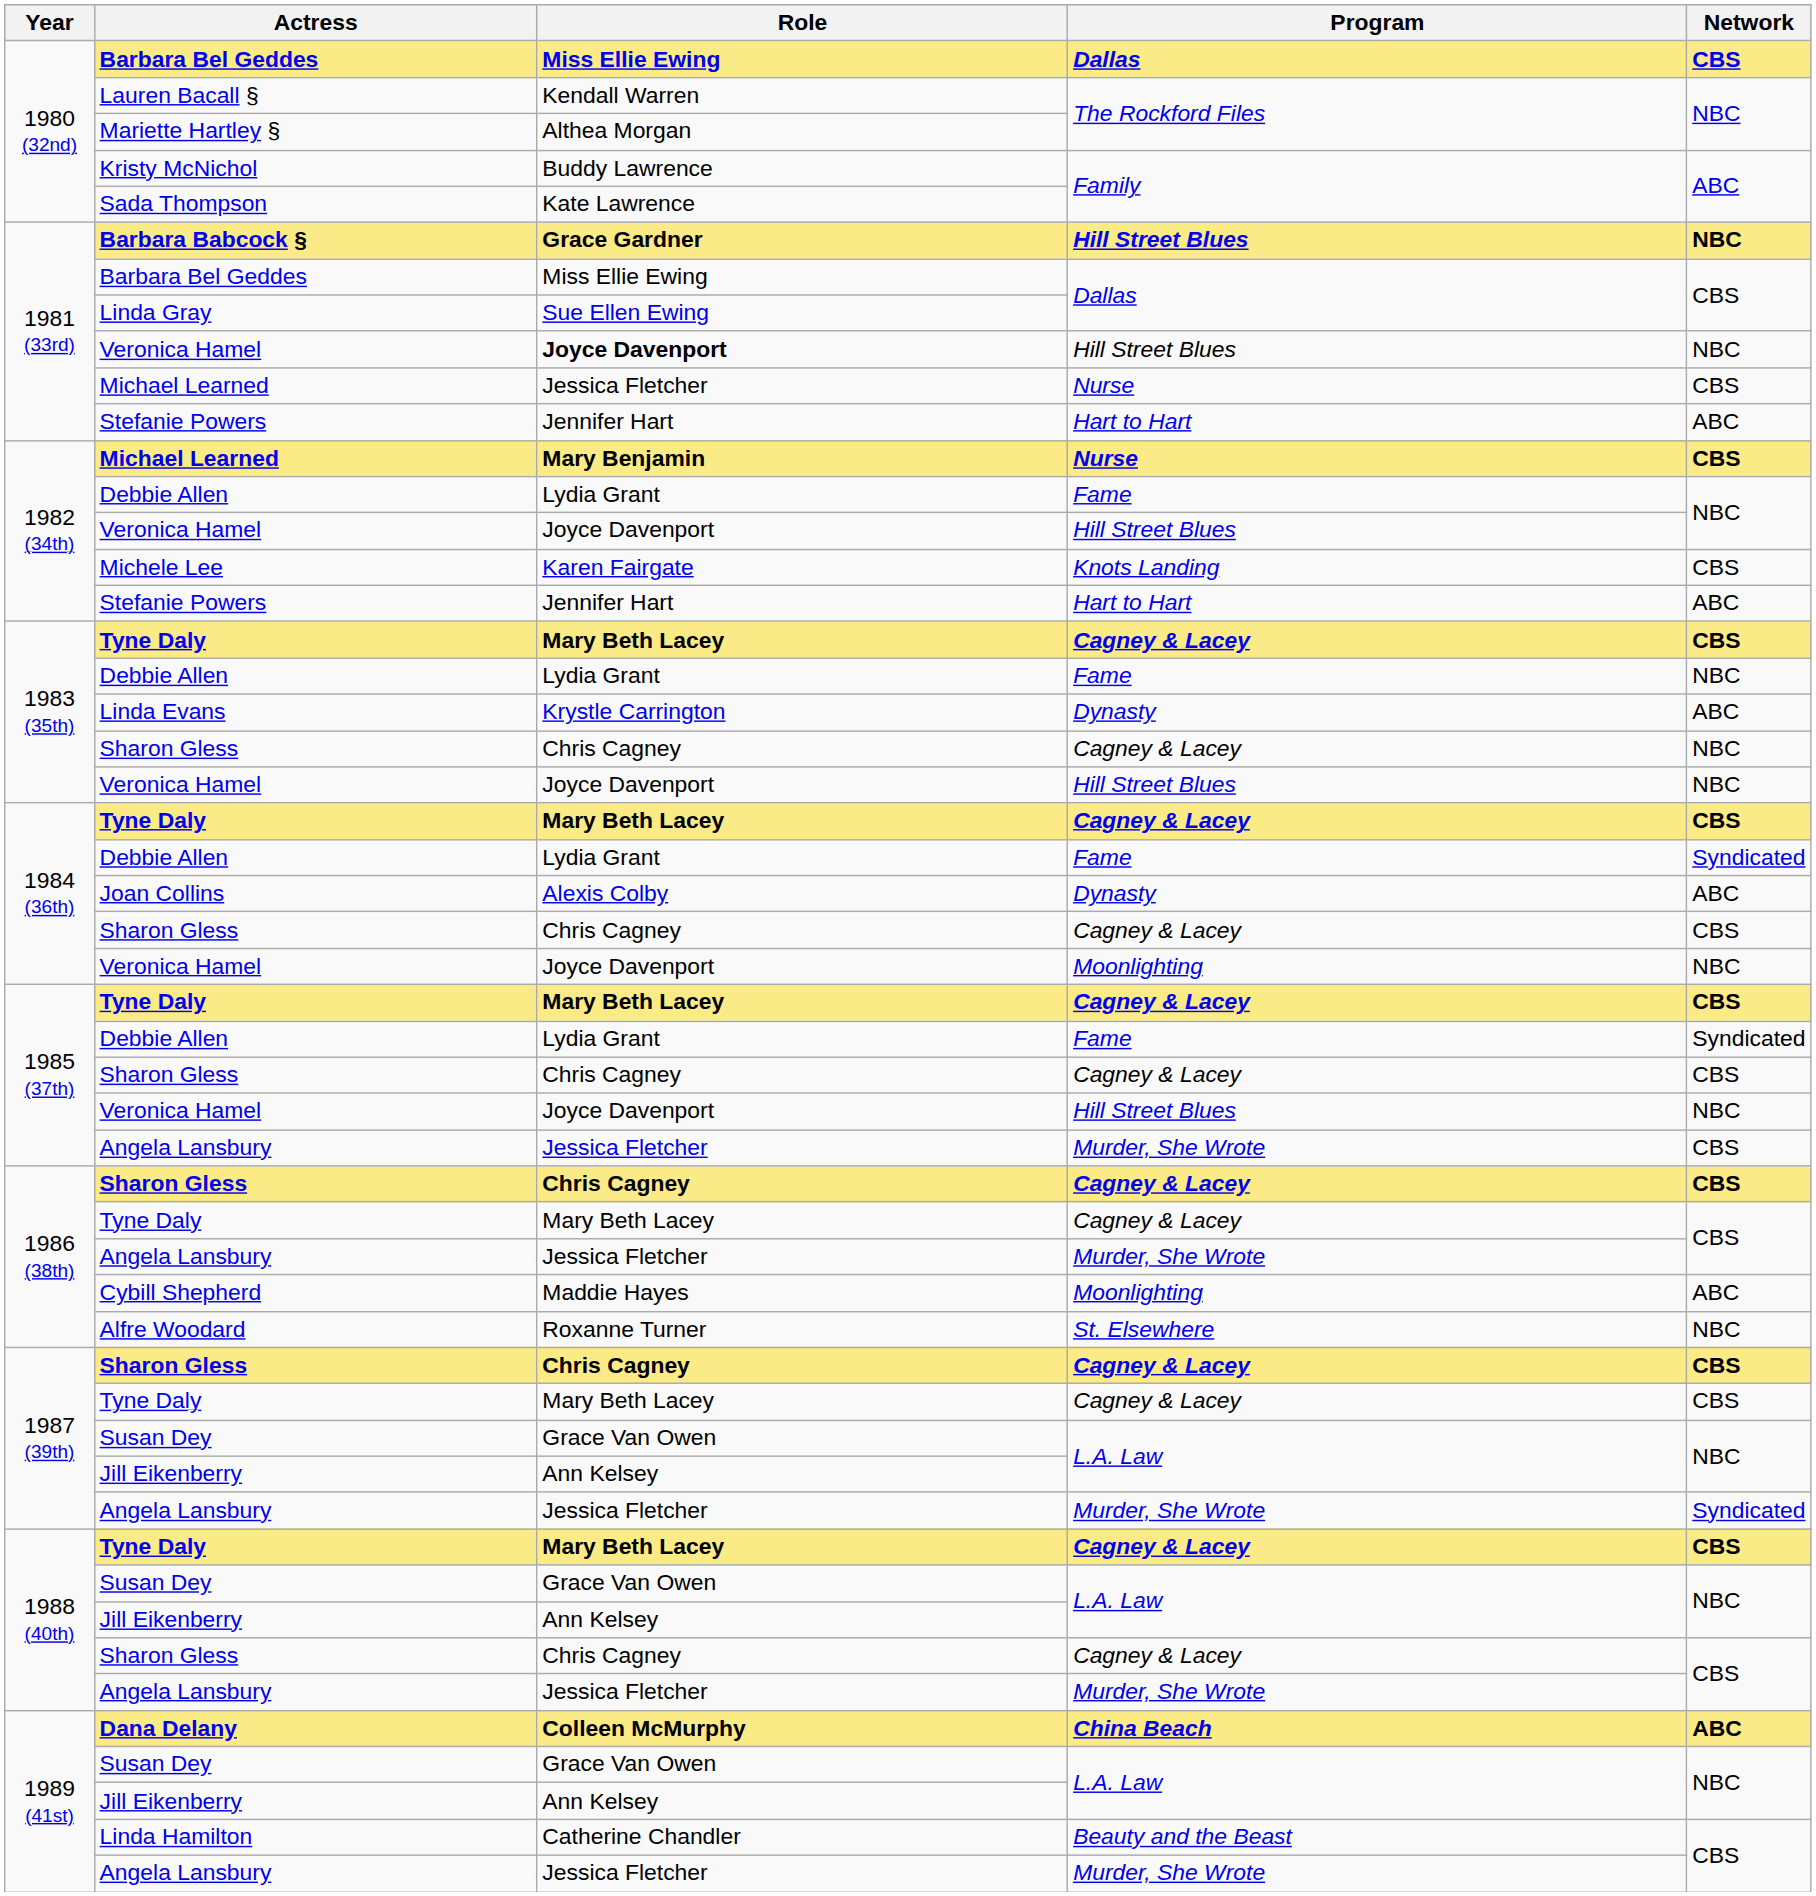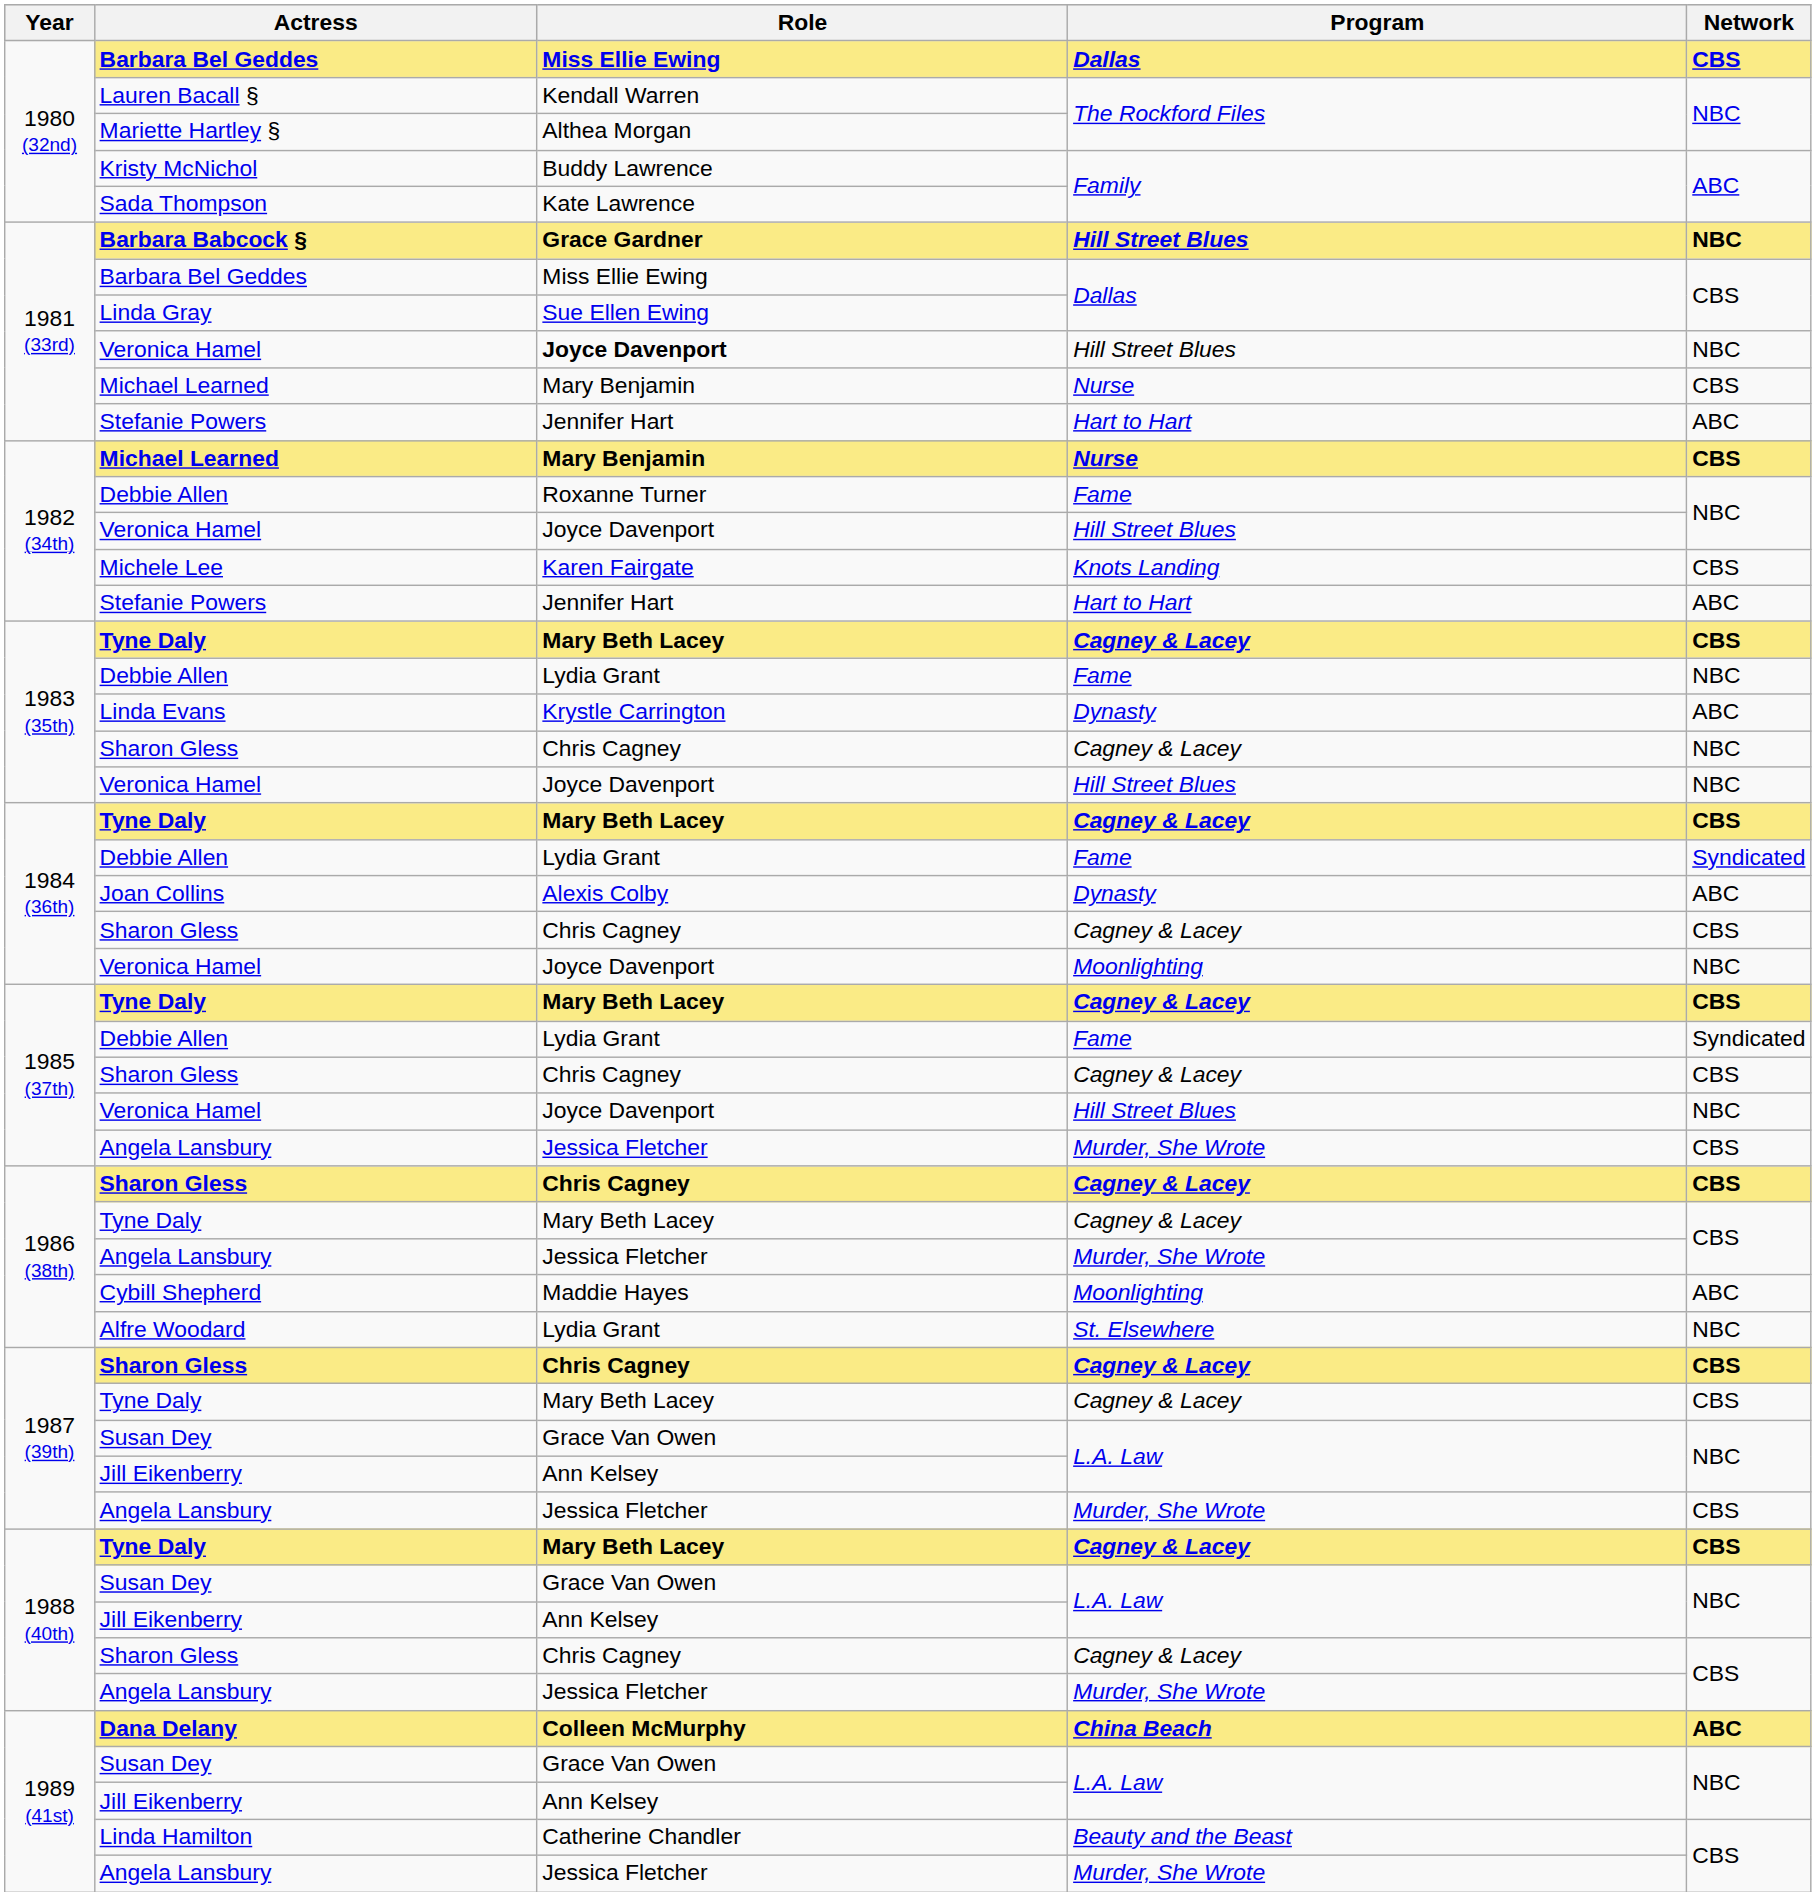(625, 385) Jessica Fletcher -> (619, 385) Mary Benjamin
(601, 494) Lydia Grant -> (624, 494) Roxanne Turner
(624, 1328) Roxanne Turner -> (601, 1328) Lydia Grant
(1749, 1510) Syndicated -> (1716, 1510) CBS
